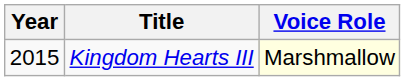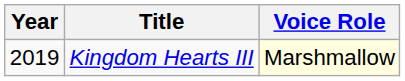(35, 57) 2015 -> (35, 57) 2019
